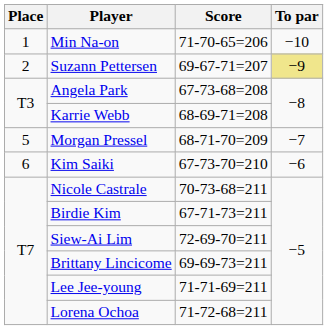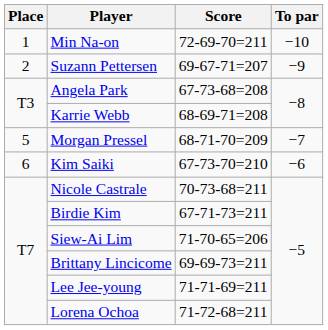(223, 41) 71-70-65=206 -> (223, 41) 72-69-70=211
(297, 66) khaki background -> (297, 66) no background
(223, 238) 72-69-70=211 -> (223, 238) 71-70-65=206
